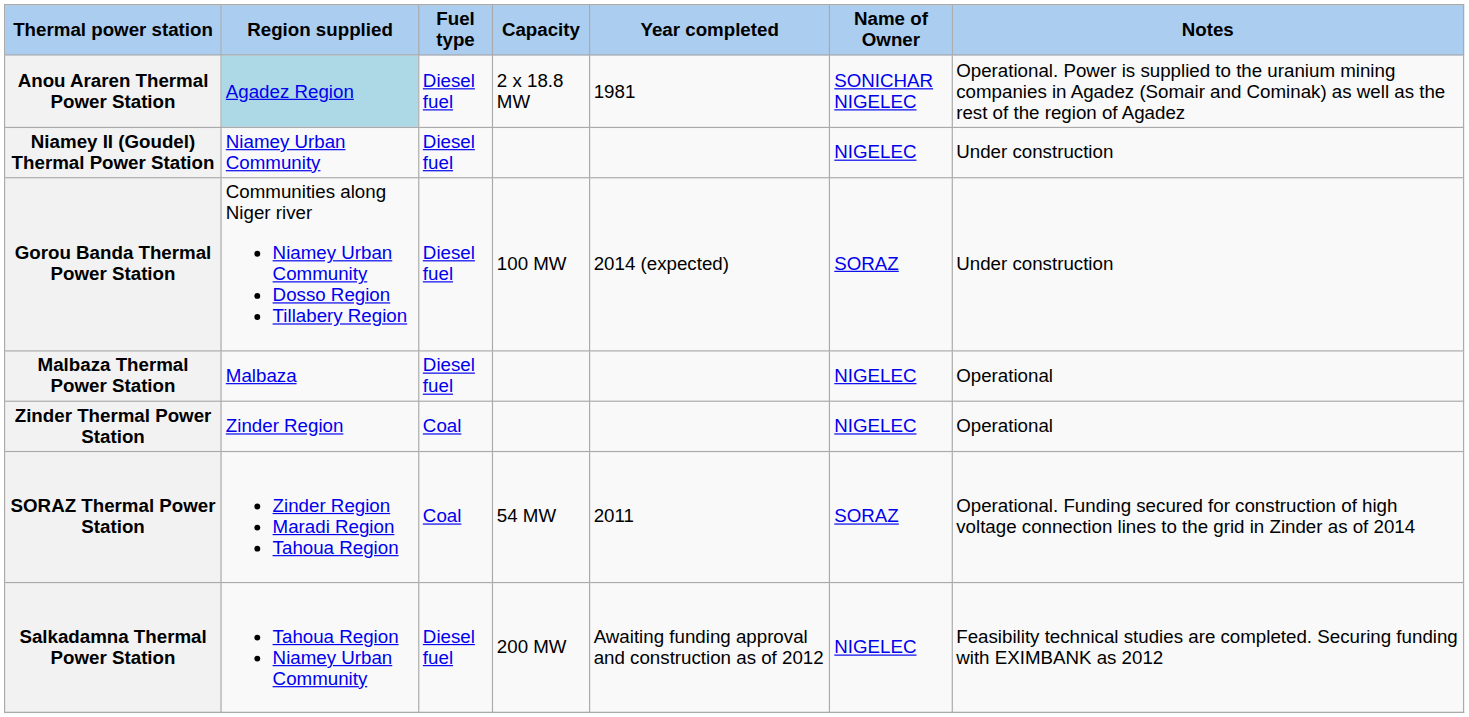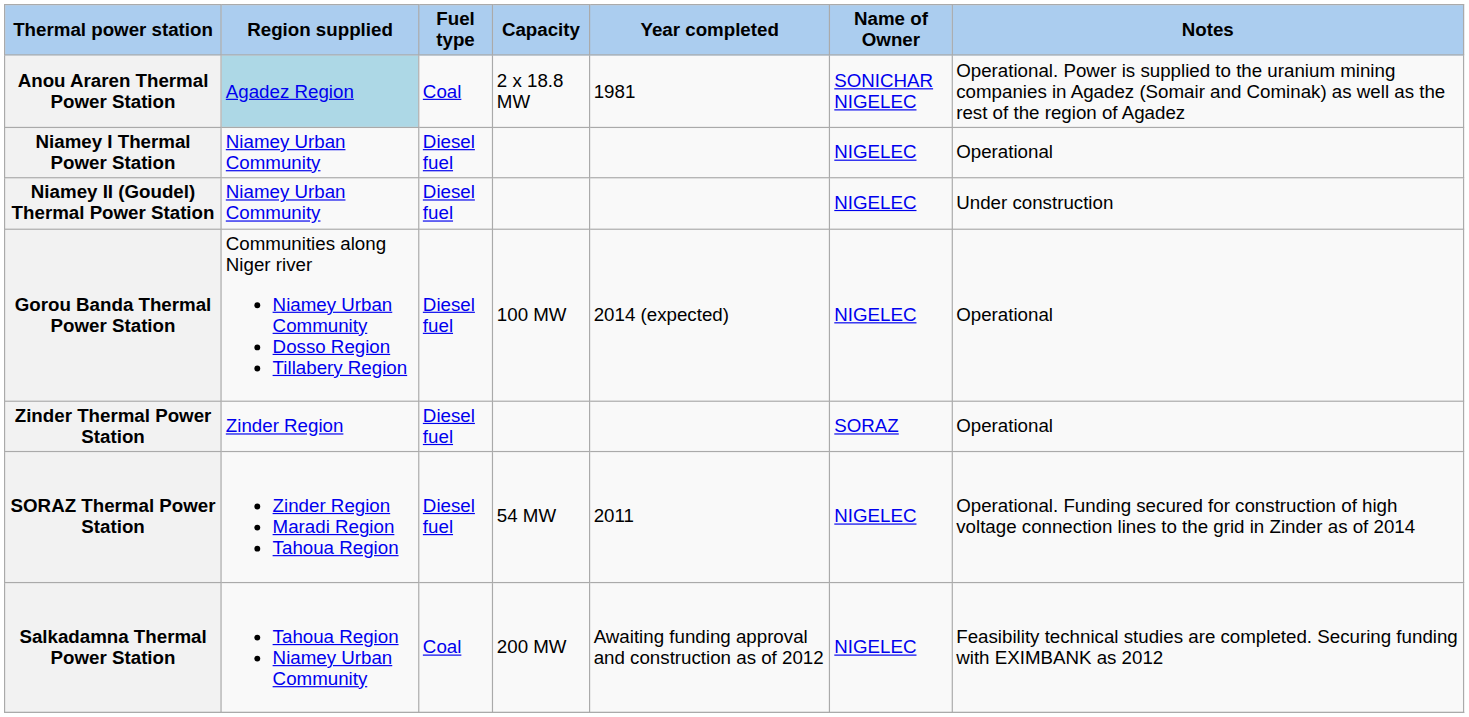(449, 91) Diesel fuel -> (442, 91) Coal
+ row: (113, 152)
(867, 264) SORAZ -> (875, 314) NIGELEC
(1035, 264) Under construction -> (1005, 314) Operational
- row: (113, 375)
(442, 426) Coal -> (449, 426) Diesel fuel
(875, 426) NIGELEC -> (867, 426) SORAZ
(442, 516) Coal -> (449, 516) Diesel fuel
(867, 516) SORAZ -> (875, 516) NIGELEC
(449, 647) Diesel fuel -> (442, 647) Coal
